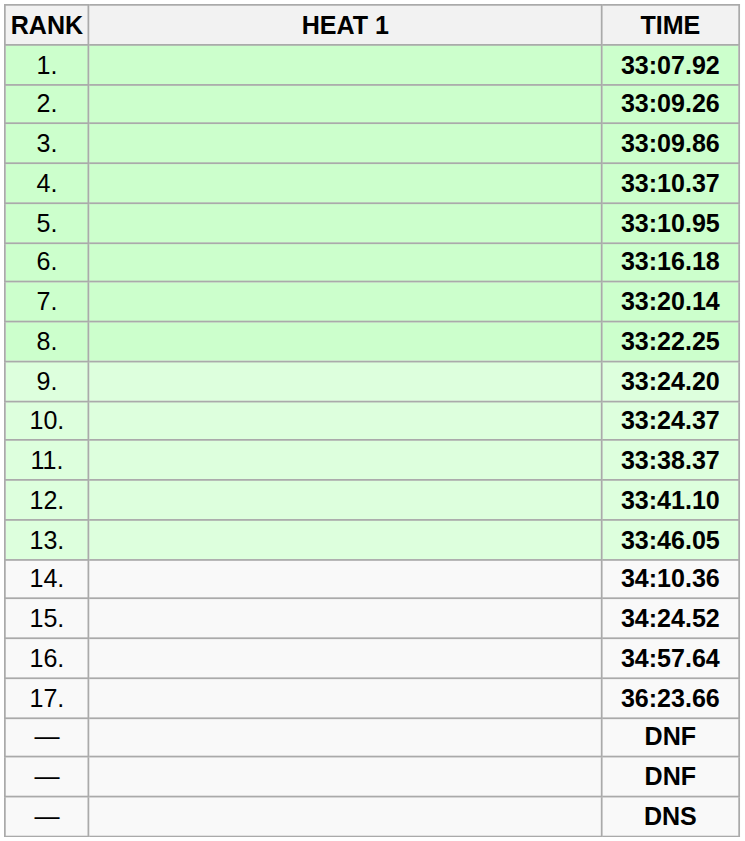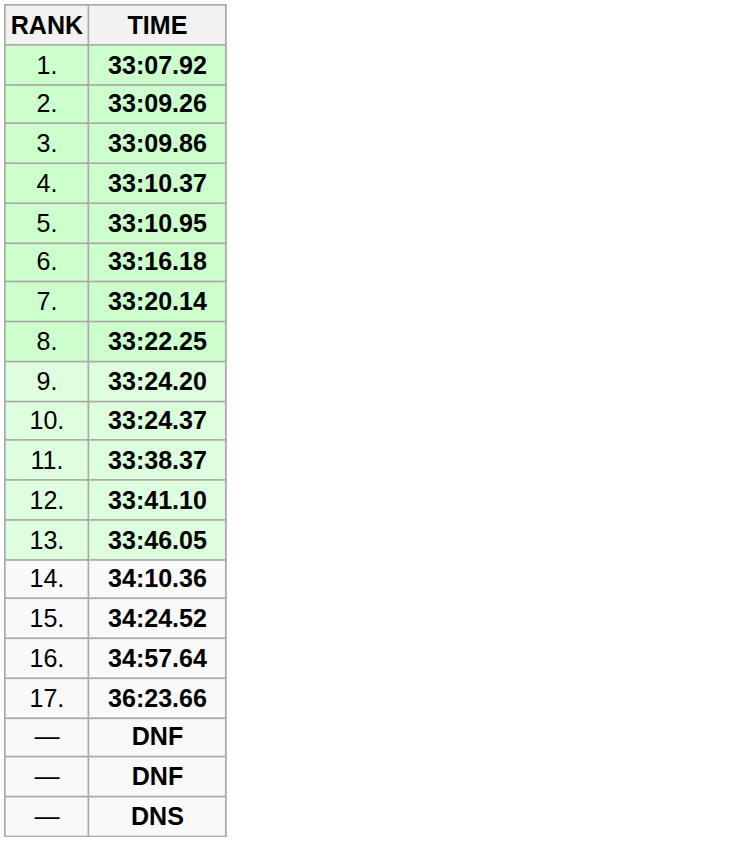- column: (345, 25)
